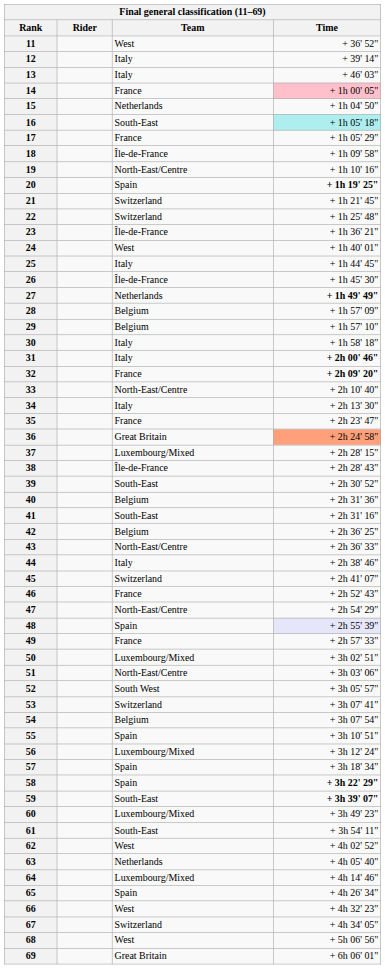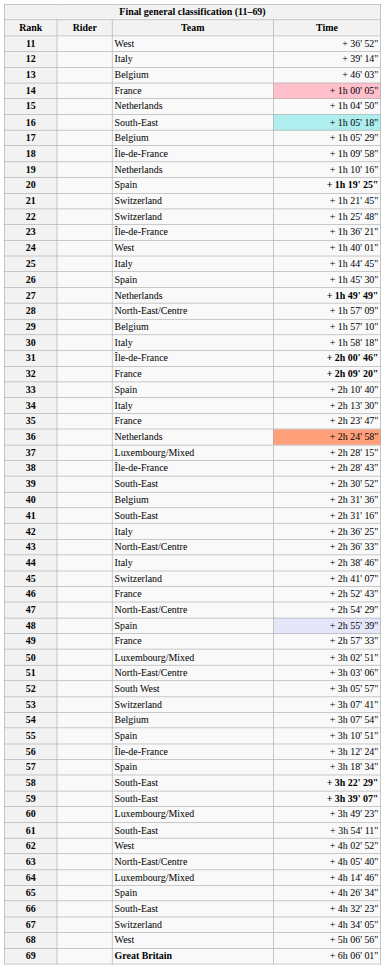(124, 75) Italy -> (132, 75) Belgium
(128, 138) France -> (132, 138) Belgium
(151, 169) North-East/Centre -> (139, 169) Netherlands
(141, 279) Île-de-France -> (126, 279) Spain
(132, 311) Belgium -> (151, 311) North-East/Centre
(124, 358) Italy -> (141, 358) Île-de-France
(151, 389) North-East/Centre -> (126, 389) Spain
(141, 437) Great Britain -> (139, 437) Netherlands
(132, 531) Belgium -> (124, 531) Italy
(154, 751) Luxembourg/Mixed -> (141, 751) Île-de-France
(126, 783) Spain -> (136, 783) South-East
(139, 861) Netherlands -> (151, 861) North-East/Centre
(124, 909) West -> (136, 909) South-East
(141, 956) normal -> (143, 956) bold
